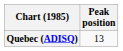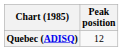(99, 38) 13 -> (99, 38) 12
